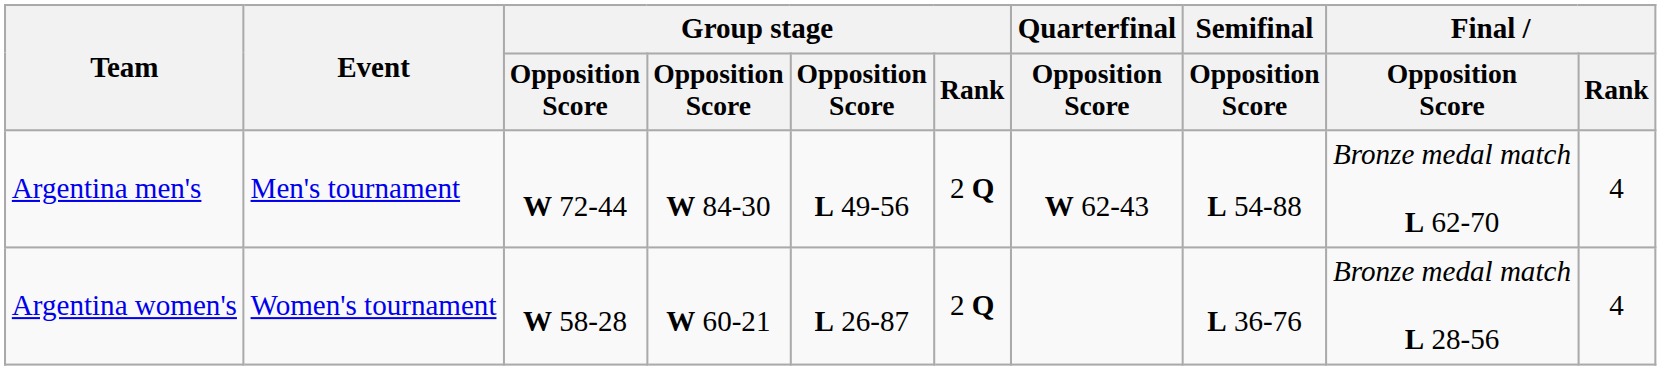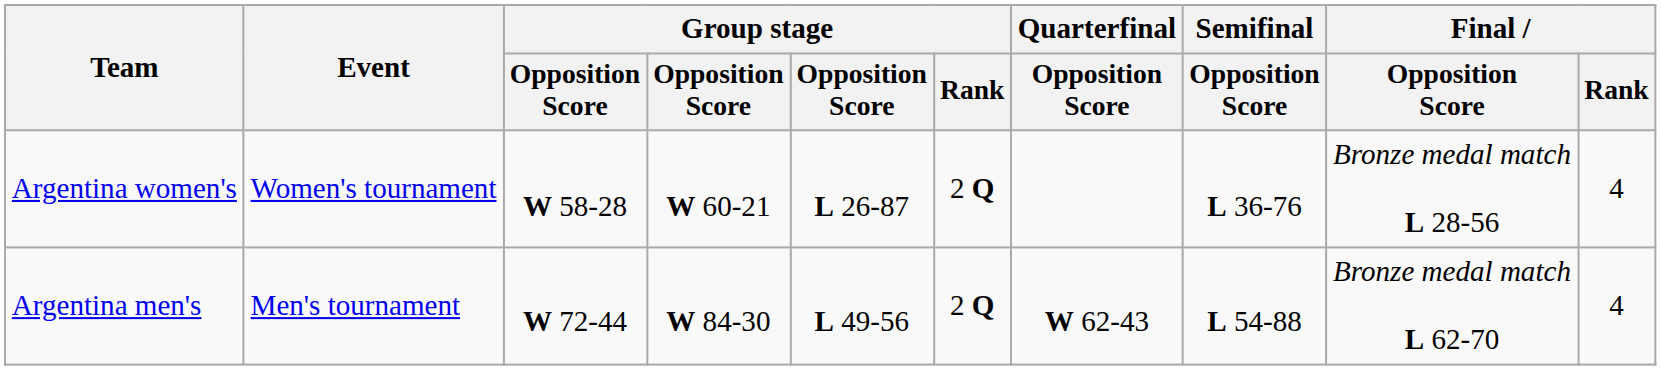rows swapped: (107, 188) <-> (124, 305)
